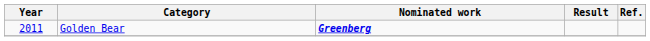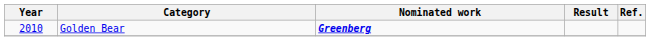(31, 28) 2011 -> (31, 28) 2010
